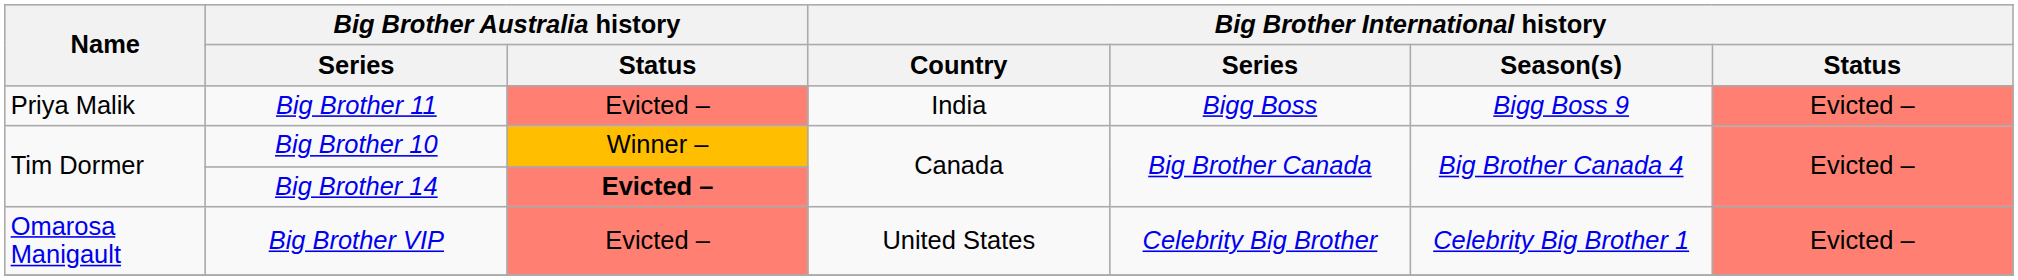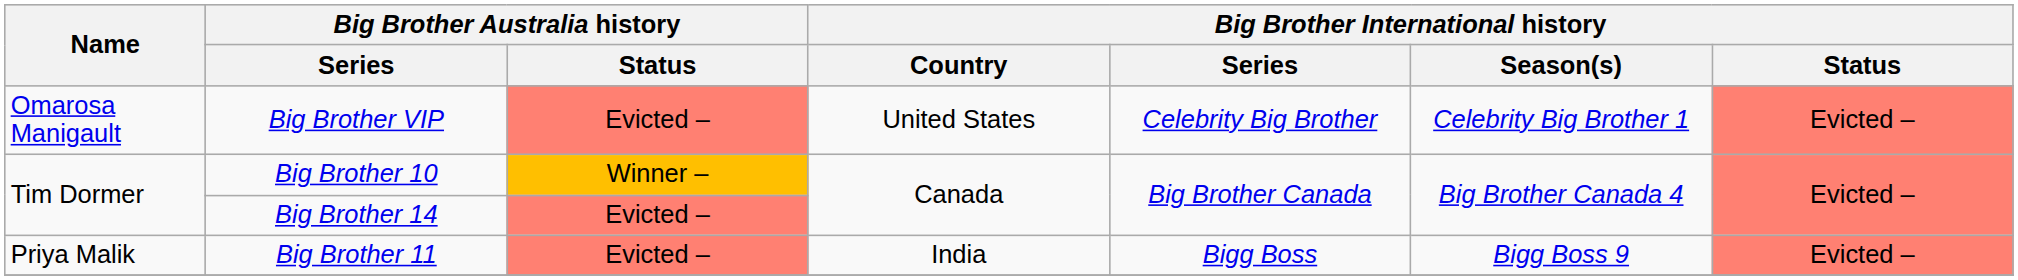rows swapped: (356, 105) <-> (356, 240)
(658, 186) bold -> (658, 214) normal
